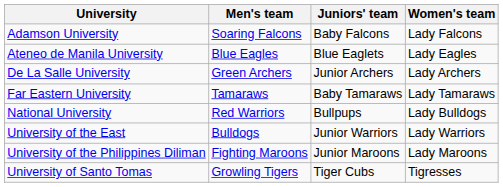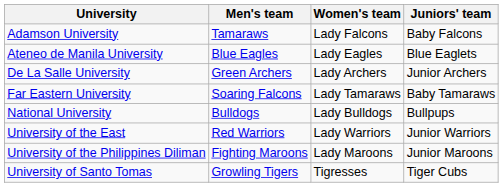columns swapped: (452, 14) <-> (358, 14)
(256, 34) Soaring Falcons -> (240, 34) Tamaraws
(240, 93) Tamaraws -> (256, 93) Soaring Falcons
(248, 113) Red Warriors -> (235, 113) Bulldogs
(235, 133) Bulldogs -> (248, 133) Red Warriors
